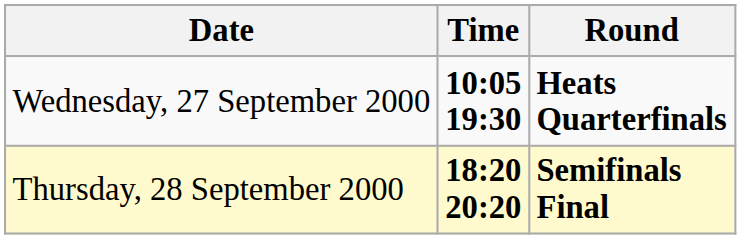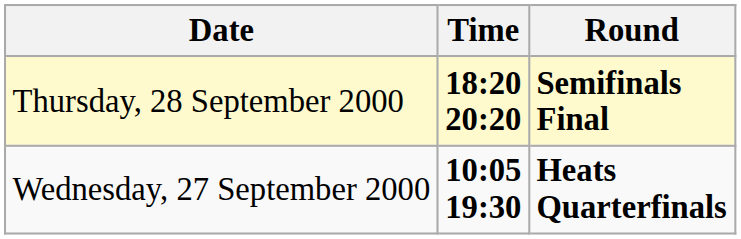rows swapped: (221, 100) <-> (208, 188)
